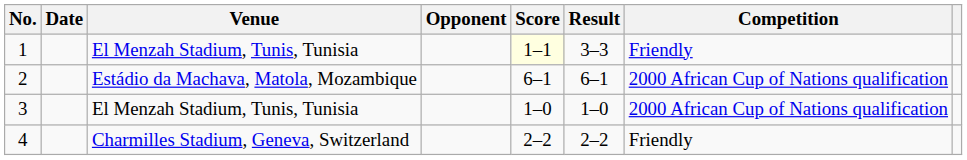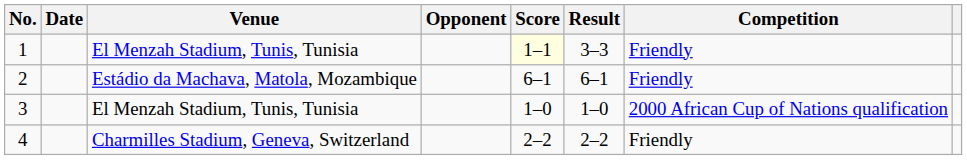(788, 79) 2000 African Cup of Nations qualification -> (661, 79) Friendly
